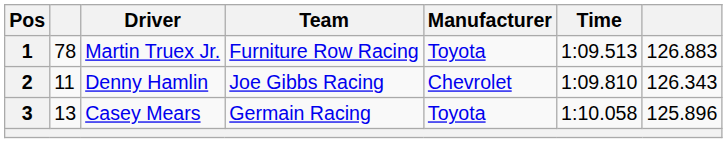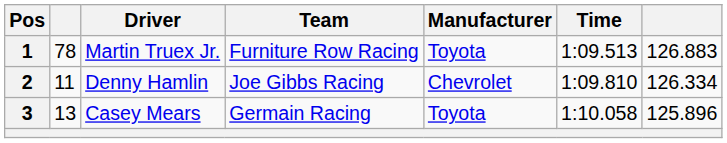(682, 82) 126.343 -> (682, 82) 126.334
